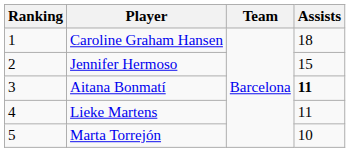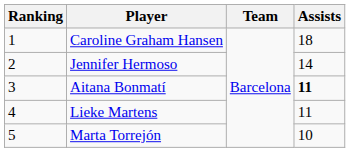(305, 64) 15 -> (305, 64) 14
